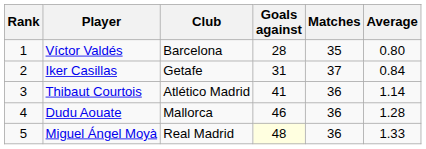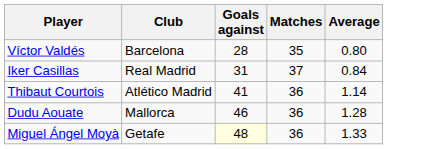- column: (23, 22)
(183, 71) Getafe -> (160, 71) Real Madrid
(199, 133) Real Madrid -> (145, 133) Getafe
